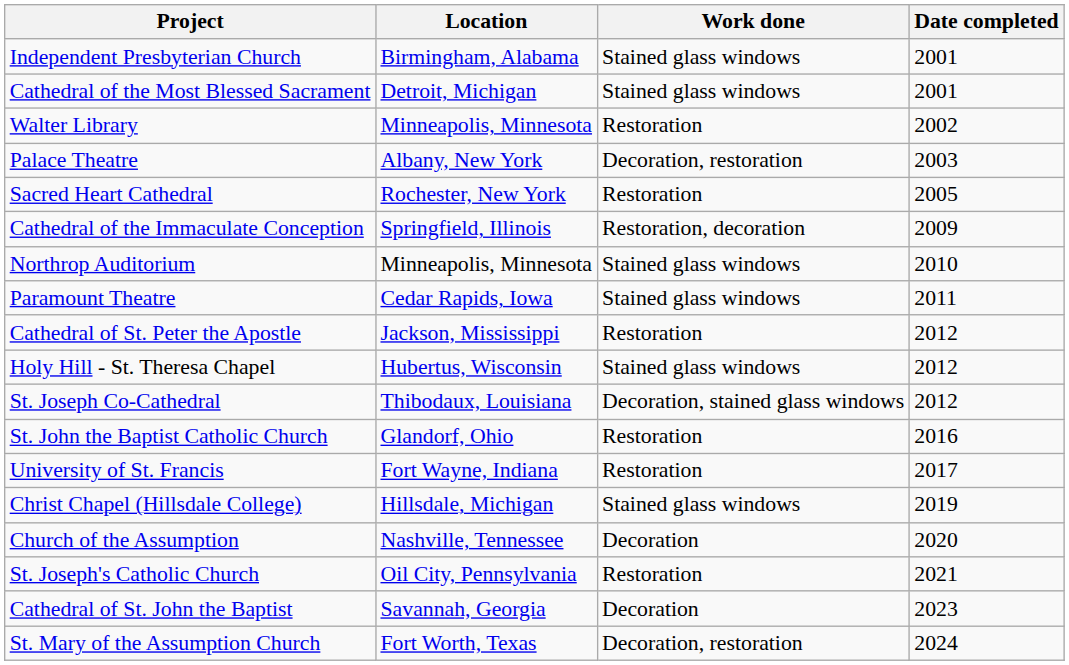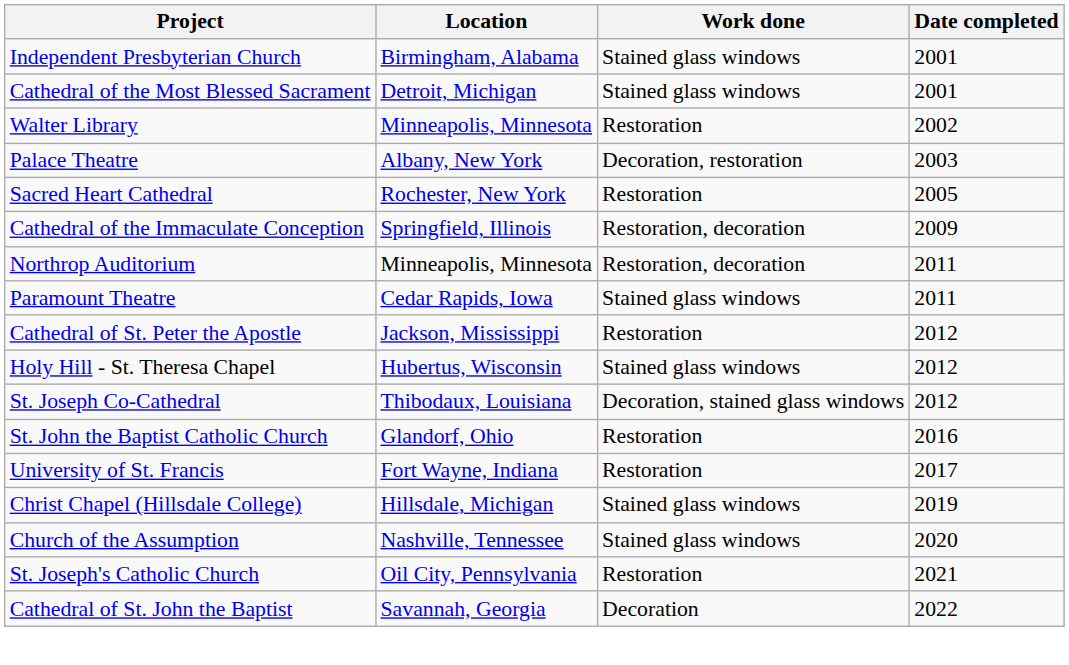(701, 263) Stained glass windows -> (704, 263) Restoration, decoration
(936, 263) 2010 -> (936, 263) 2011
(650, 539) Decoration -> (701, 539) Stained glass windows
(936, 608) 2023 -> (936, 608) 2022
- row: (165, 642)
